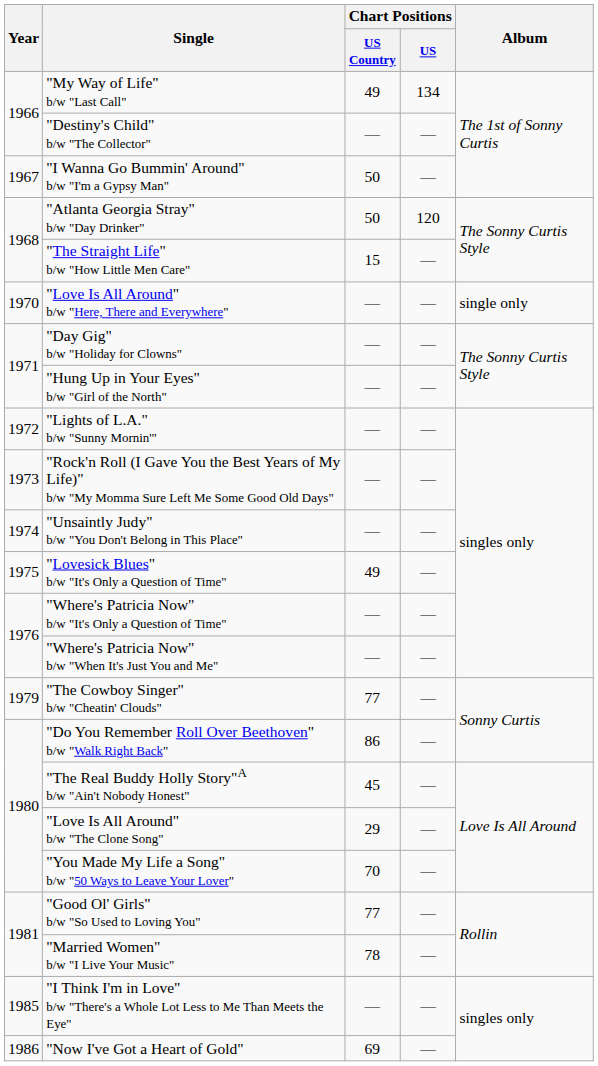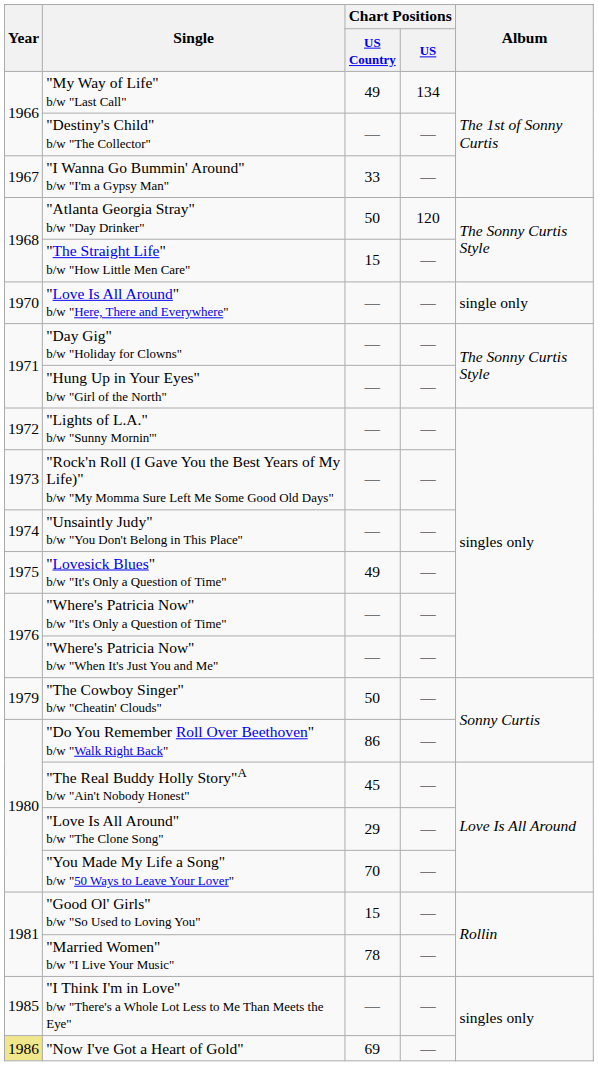(372, 176) 50 -> (372, 176) 33
(372, 698) 77 -> (372, 698) 50
(372, 913) 77 -> (372, 913) 15
(24, 1048) no background -> (24, 1048) khaki background
